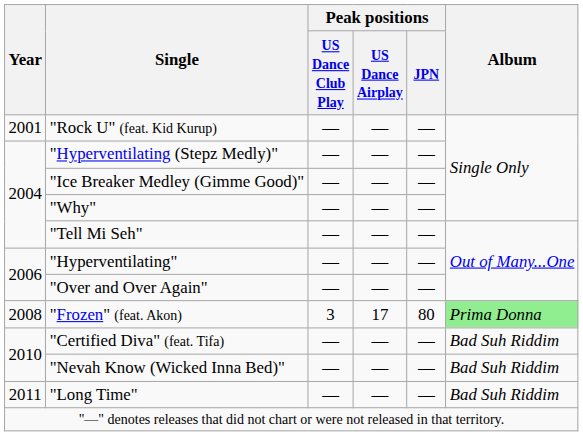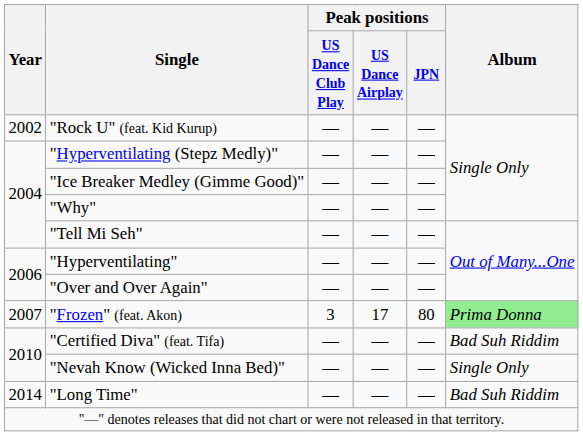(25, 127) 2001 -> (25, 127) 2002
(25, 314) 2008 -> (25, 314) 2007
(504, 367) Bad Suh Riddim -> (489, 367) Single Only
(25, 394) 2011 -> (25, 394) 2014
